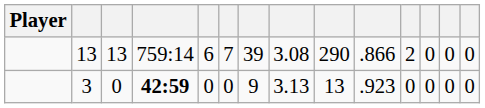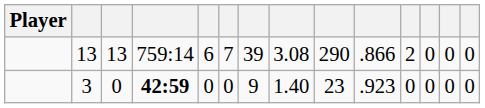(291, 86) 3.13 -> (291, 86) 1.40
(334, 86) 13 -> (334, 86) 23
